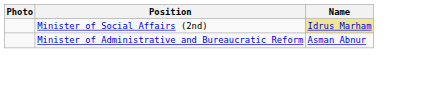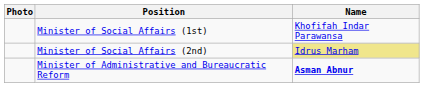+ row: (122, 31)
(337, 40) normal -> (324, 70) bold
